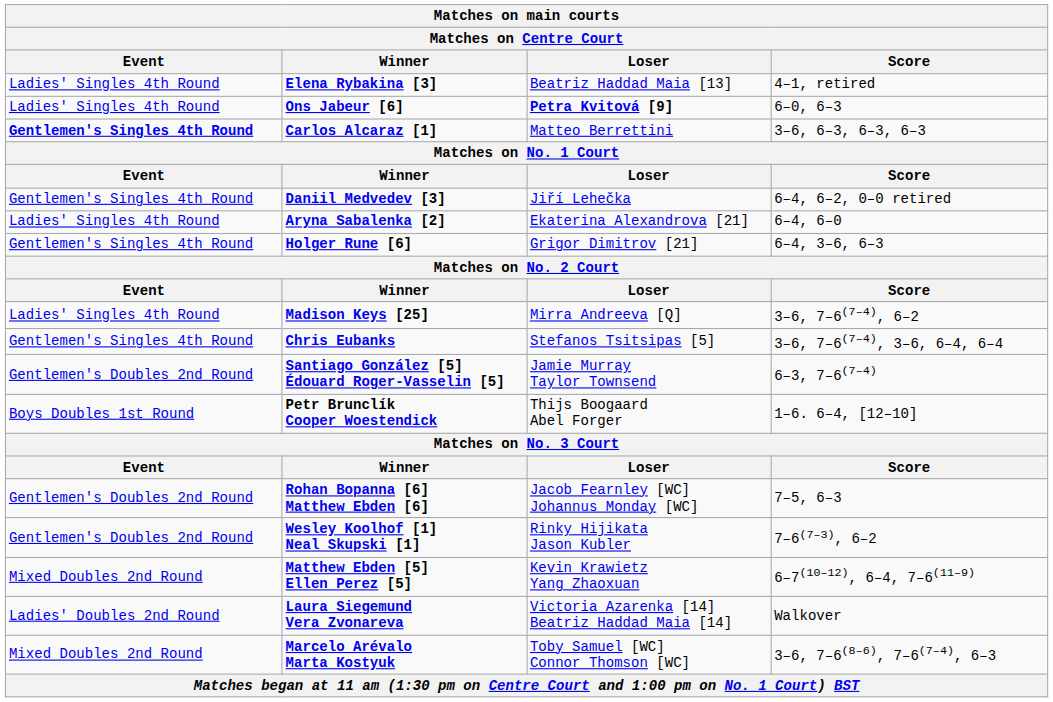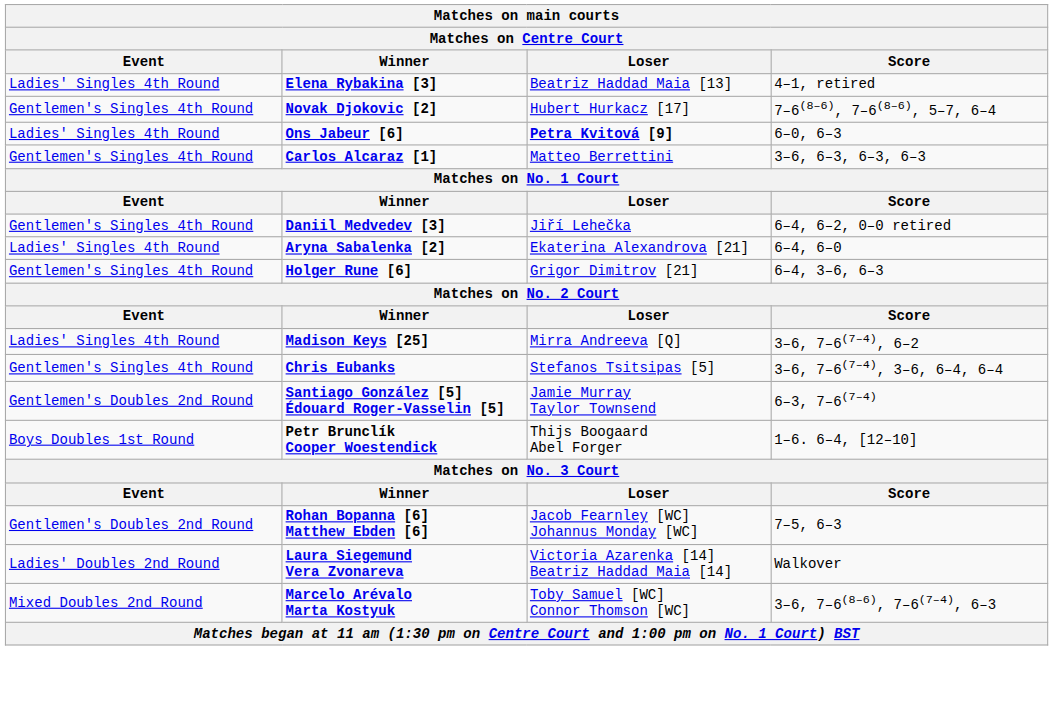+ row: (361, 109)
(131, 130) bold -> (131, 157) normal
- row: (361, 538)
- row: (357, 577)
